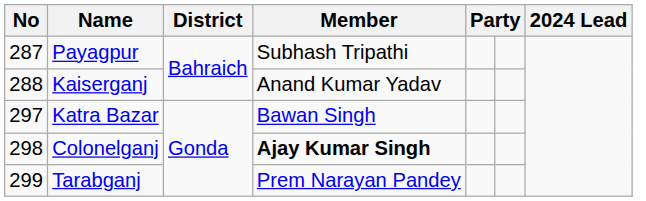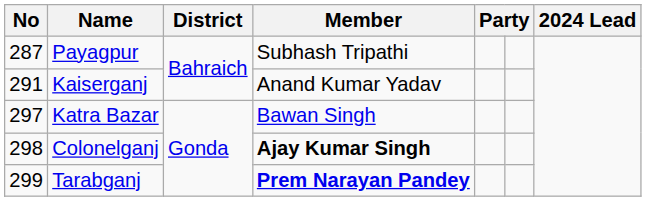(26, 84) 288 -> (26, 84) 291
(359, 180) normal -> (363, 180) bold
